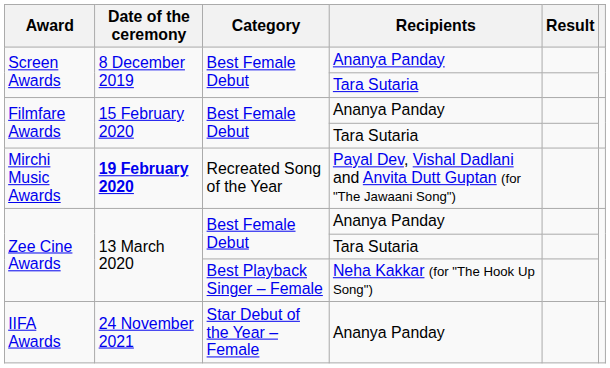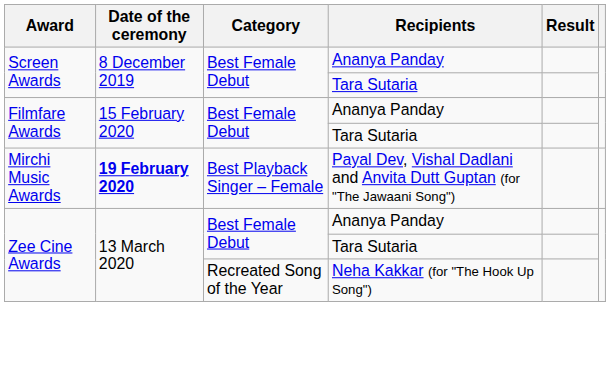(264, 178) Recreated Song of the Year -> (265, 178) Best Playback Singer – Female
(265, 280) Best Playback Singer – Female -> (264, 280) Recreated Song of the Year
- row: (34, 332)
